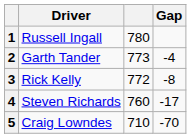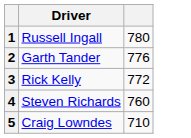- column: (169, 16)
(138, 58) 773 -> (138, 58) 776
